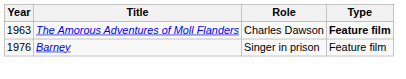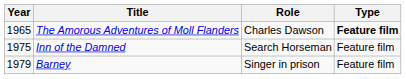(19, 30) 1963 -> (19, 30) 1965
+ row: (81, 47)
(19, 47) 1976 -> (19, 64) 1979
